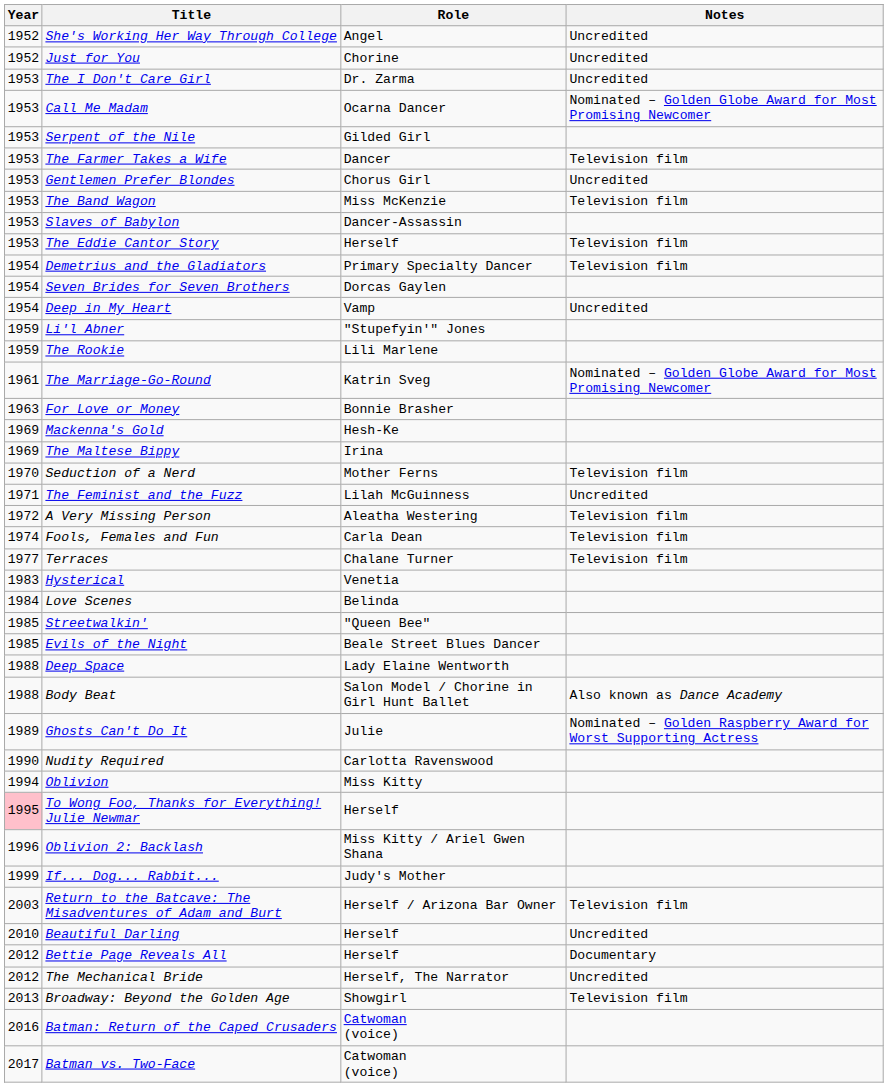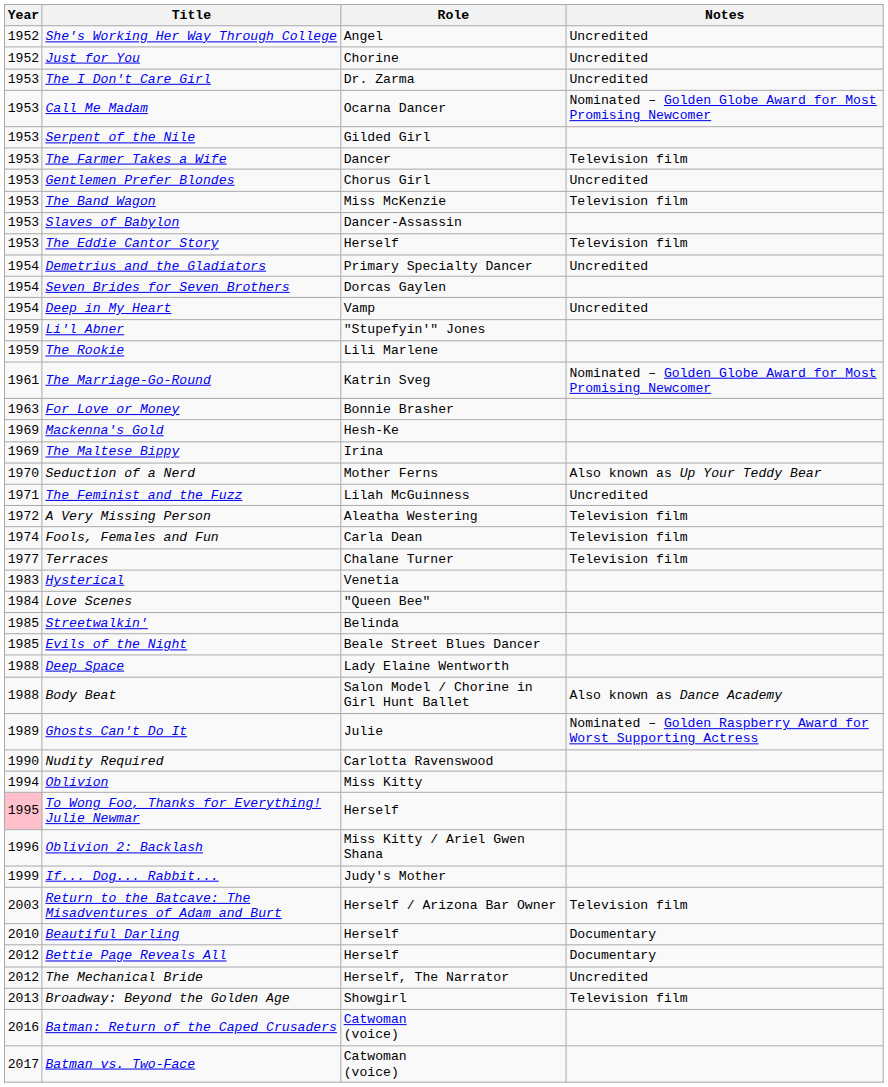(628, 266) Television film -> (609, 266) Uncredited
(628, 473) Television film -> (695, 473) Also known as Up Your Teddy Bear
(371, 602) Belinda -> (387, 602) "Queen Bee"
(387, 623) "Queen Bee" -> (371, 623) Belinda
(609, 934) Uncredited -> (613, 934) Documentary
